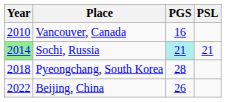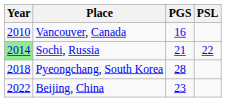(180, 50) paleturquoise background -> (180, 50) no background
(207, 50) 21 -> (207, 50) 22
(180, 87) 26 -> (180, 87) 23
